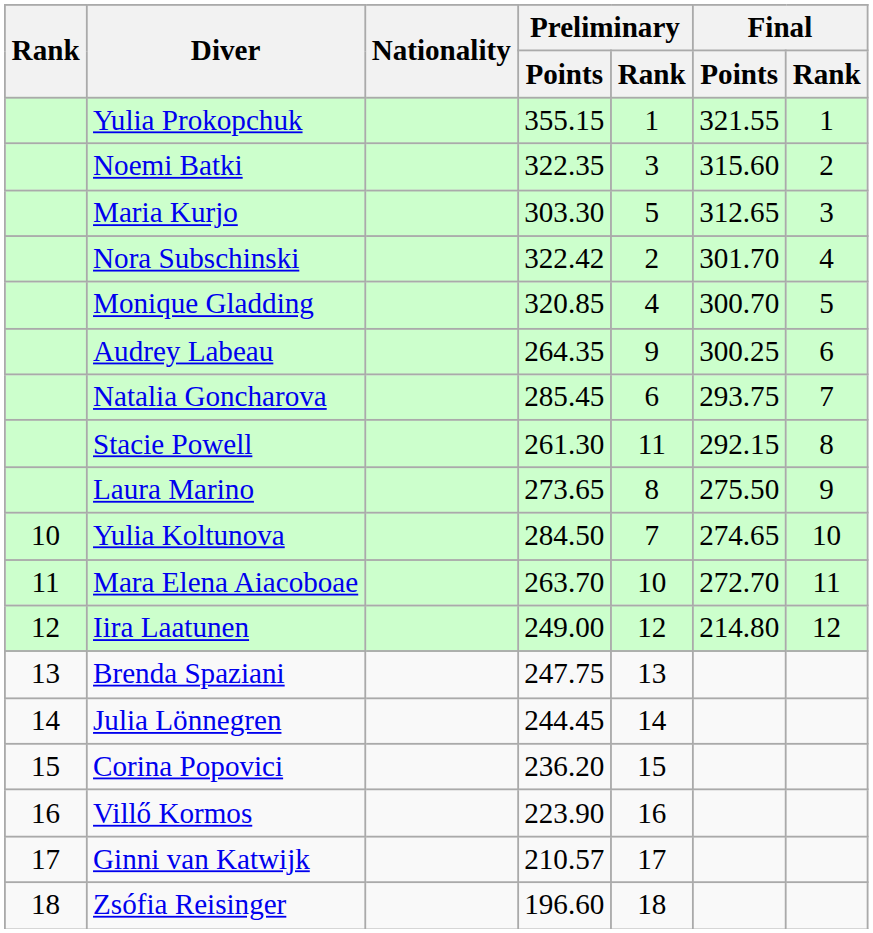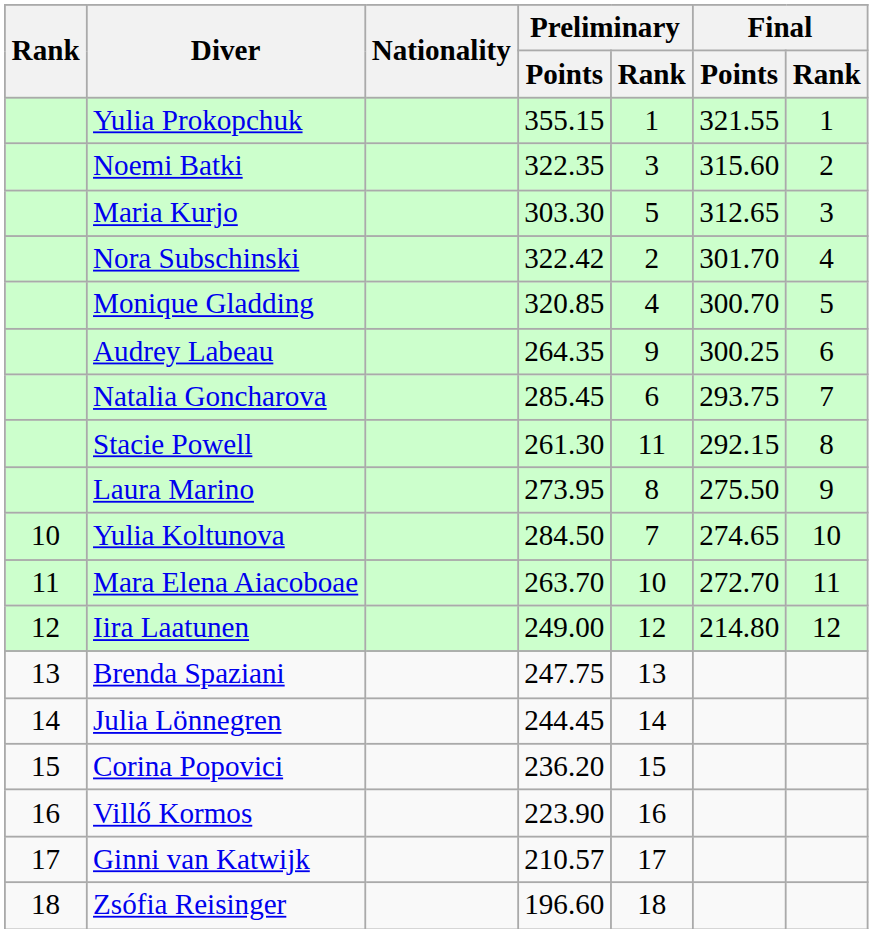(564, 489) 273.65 -> (564, 489) 273.95
